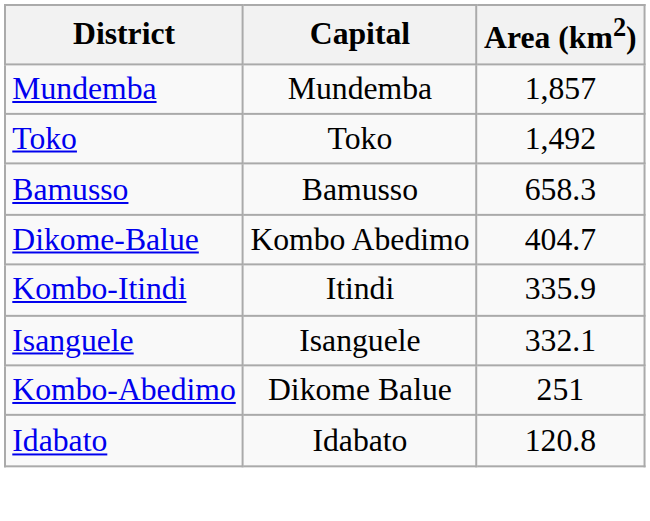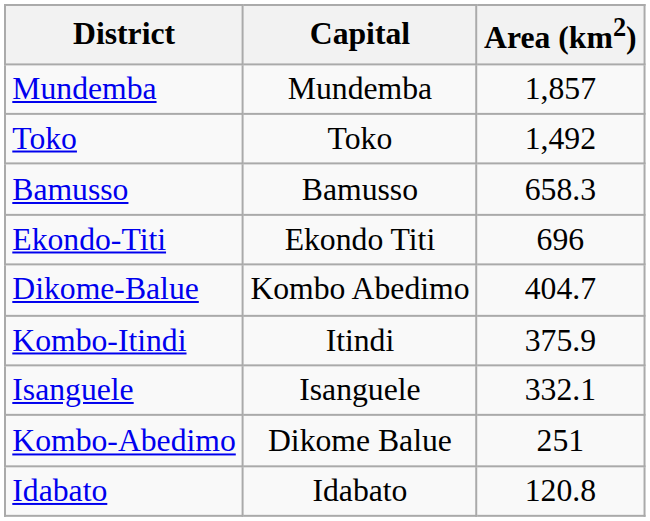+ row: (89, 239)
(560, 289) 335.9 -> (560, 339) 375.9
